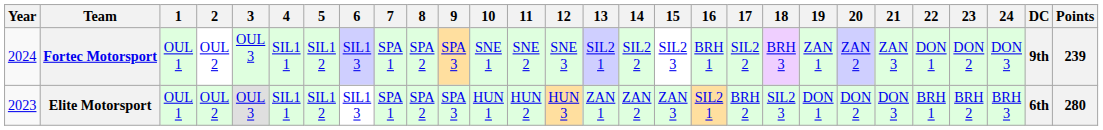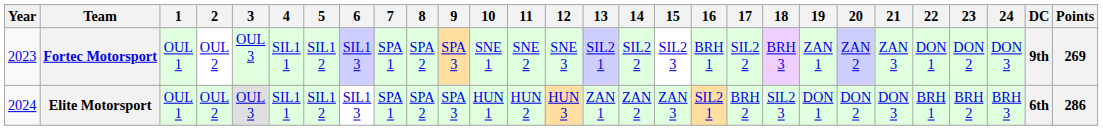(22, 56) 2024 -> (22, 56) 2023
(1075, 56) 239 -> (1075, 56) 269
(22, 104) 2023 -> (22, 104) 2024
(1075, 104) 280 -> (1075, 104) 286
